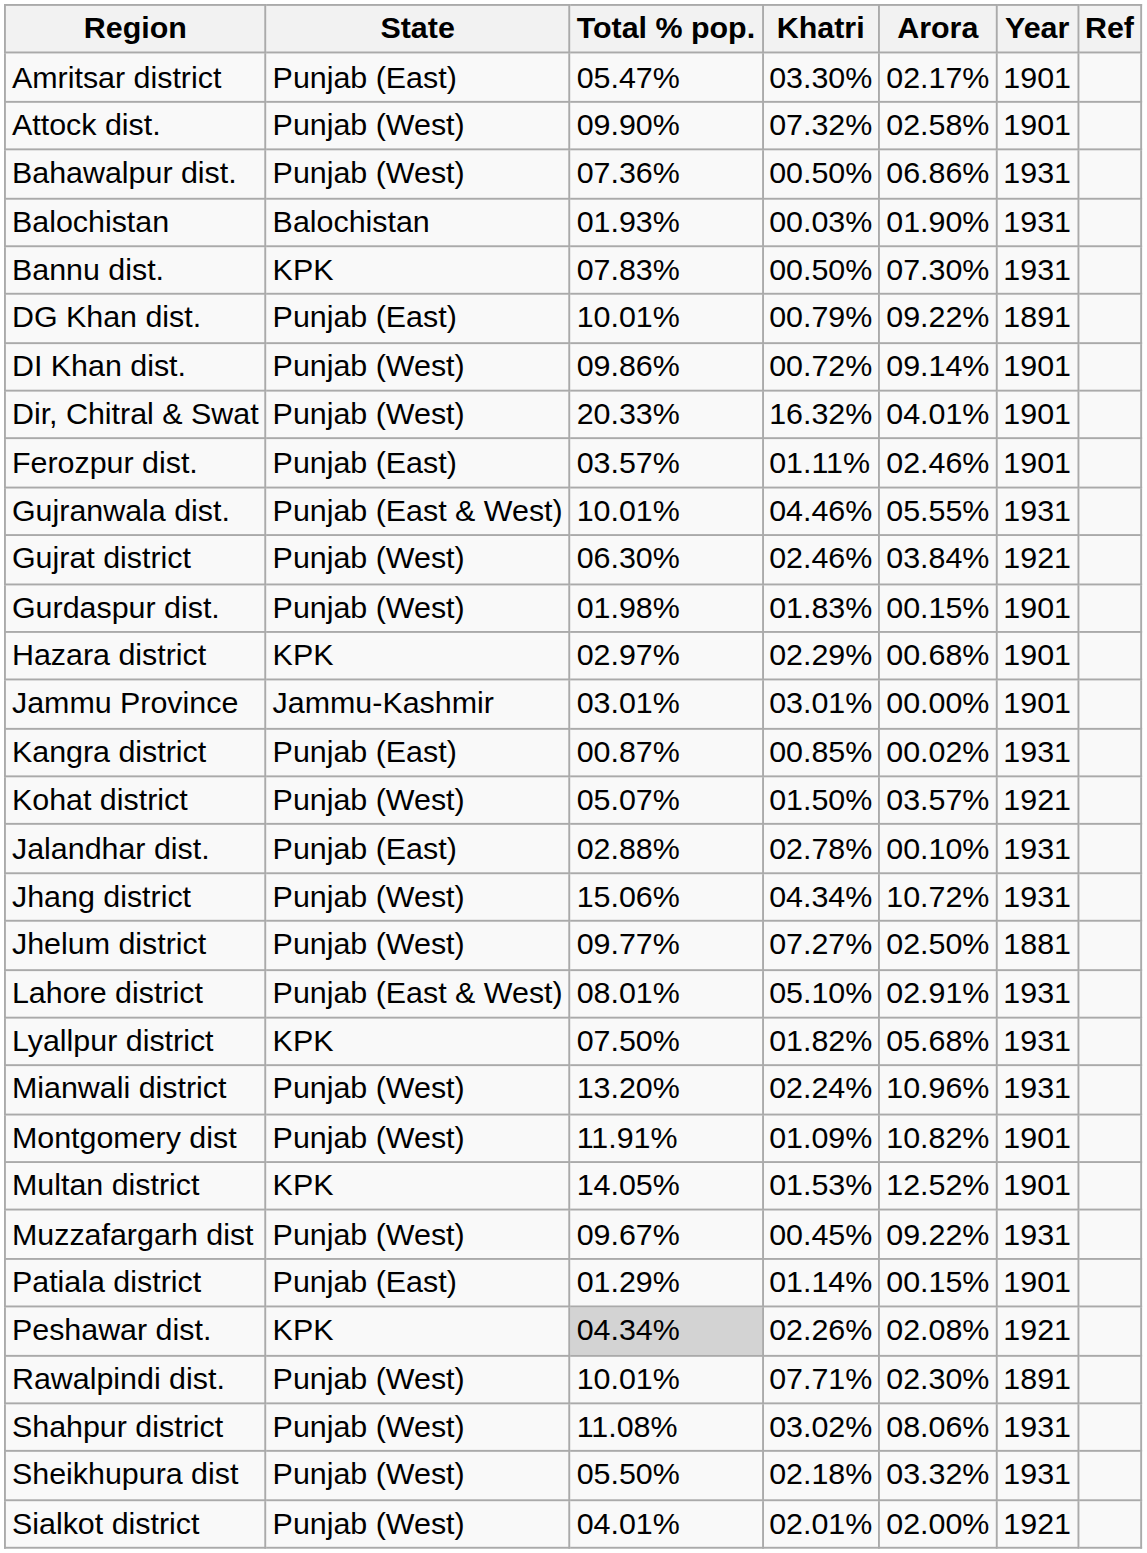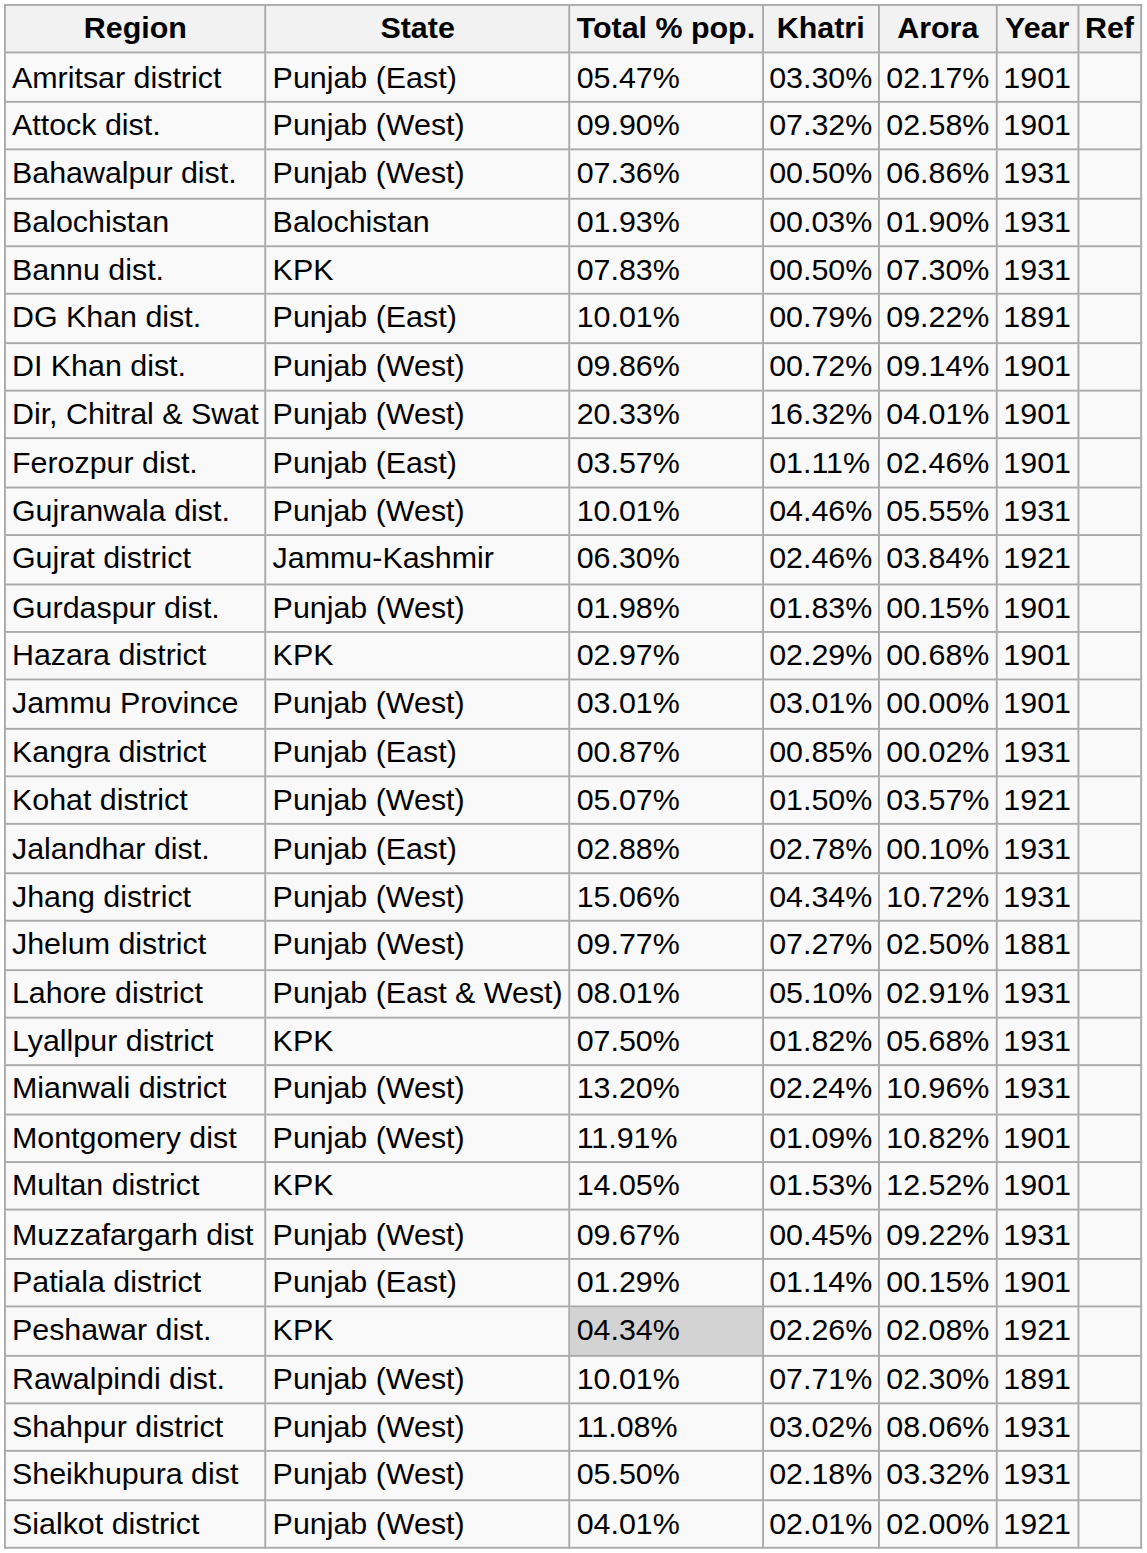(418, 510) Punjab (East & West) -> (369, 510) Punjab (West)
(369, 558) Punjab (West) -> (383, 558) Jammu-Kashmir
(383, 703) Jammu-Kashmir -> (369, 703) Punjab (West)
